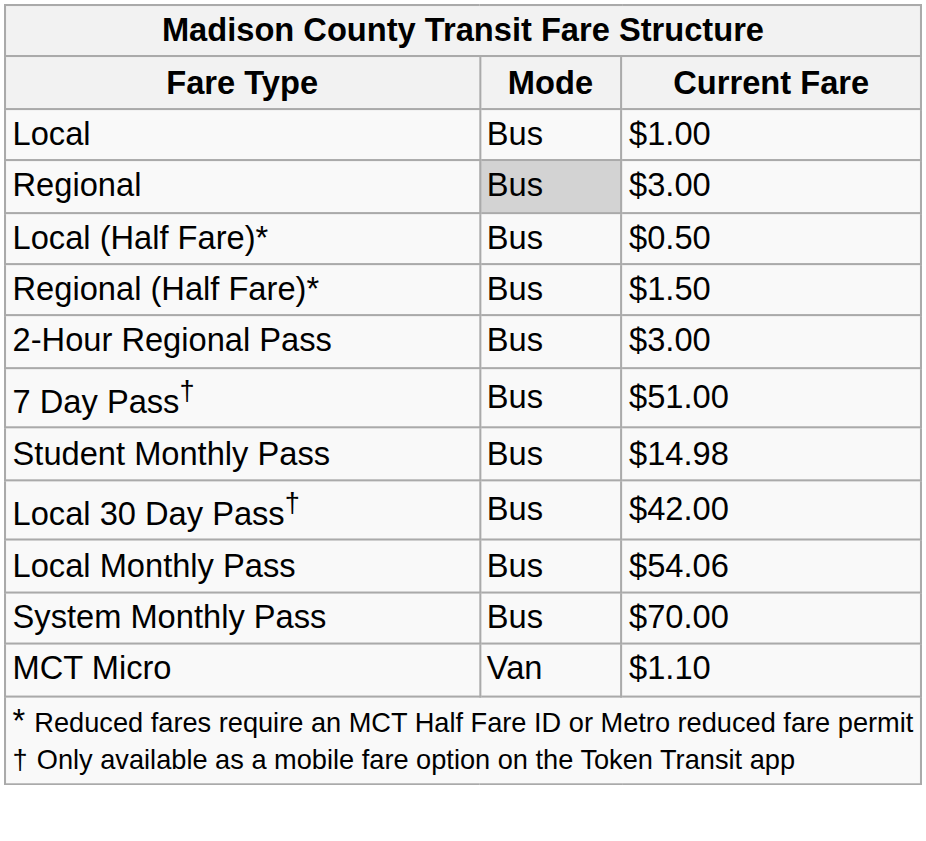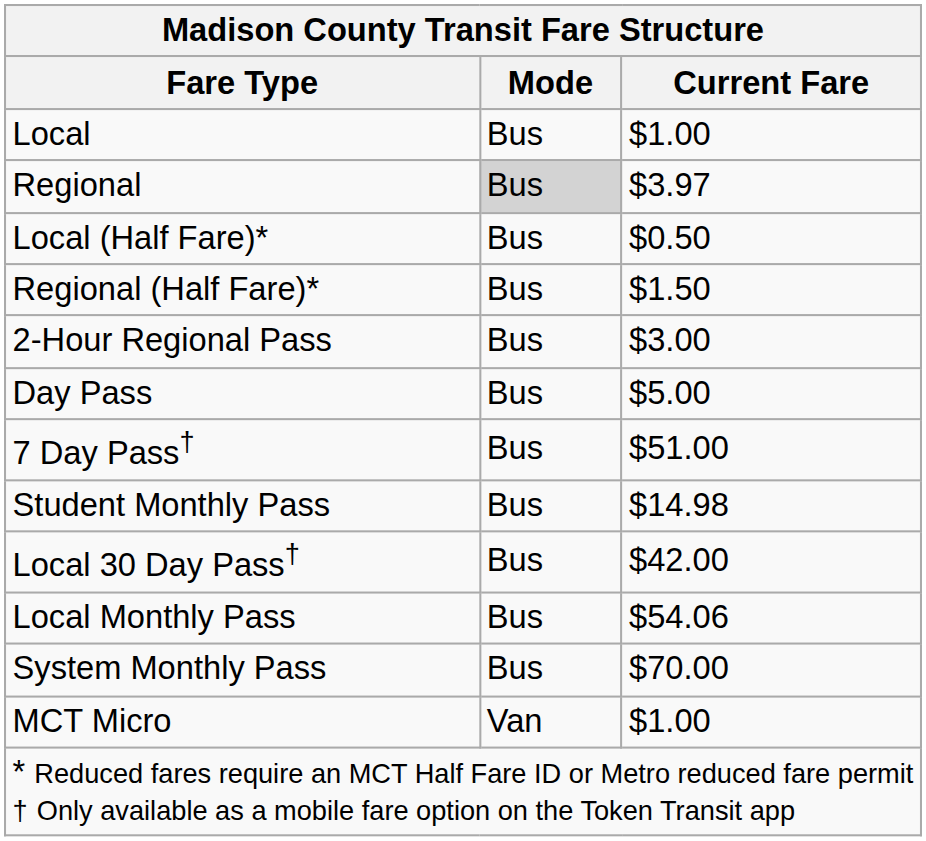(670, 185) $3.00 -> (670, 185) $3.97
+ row: (82, 392)
(670, 669) $1.10 -> (670, 720) $1.00
